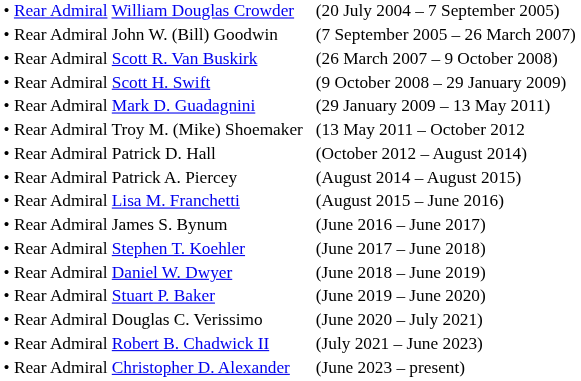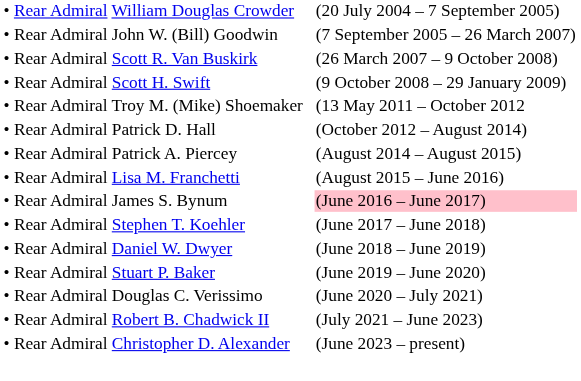- row: (121, 105)
(401, 224) no background -> (401, 201) pink background
